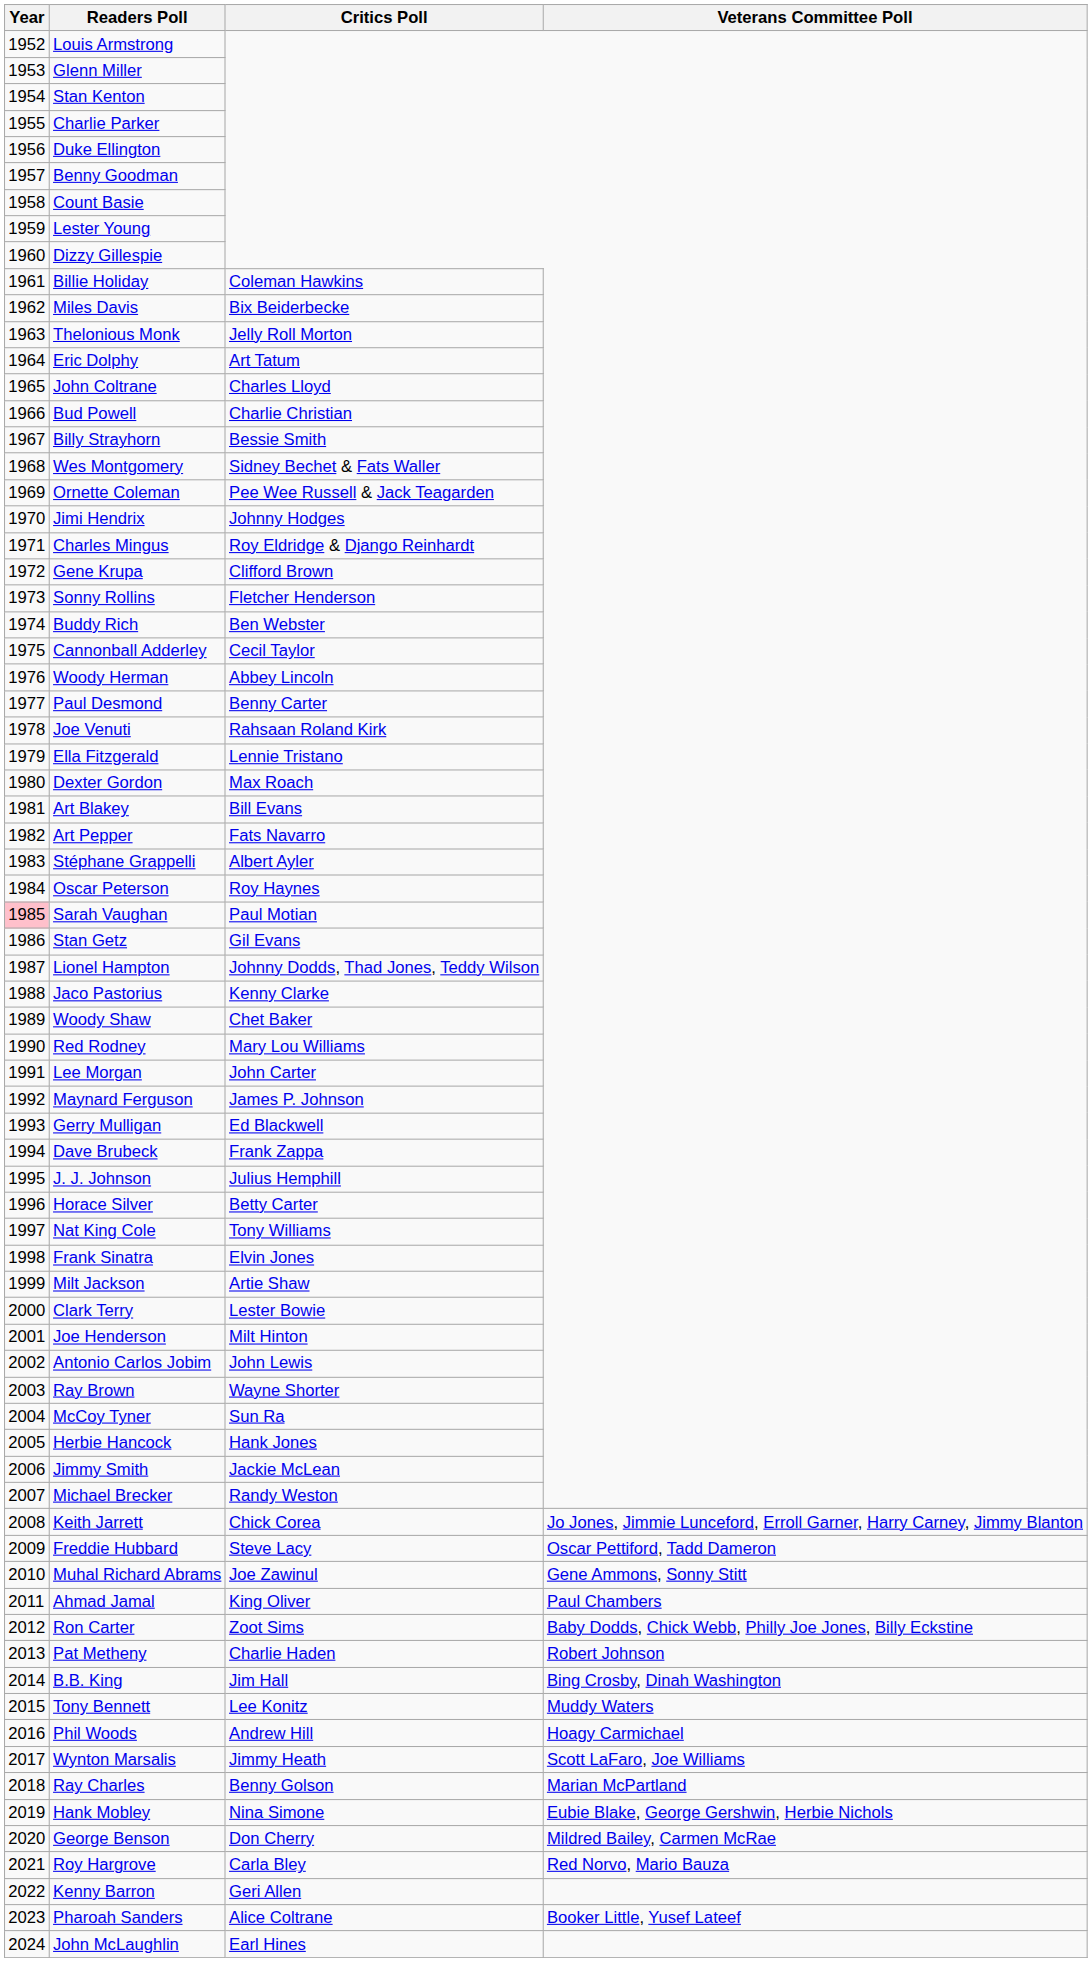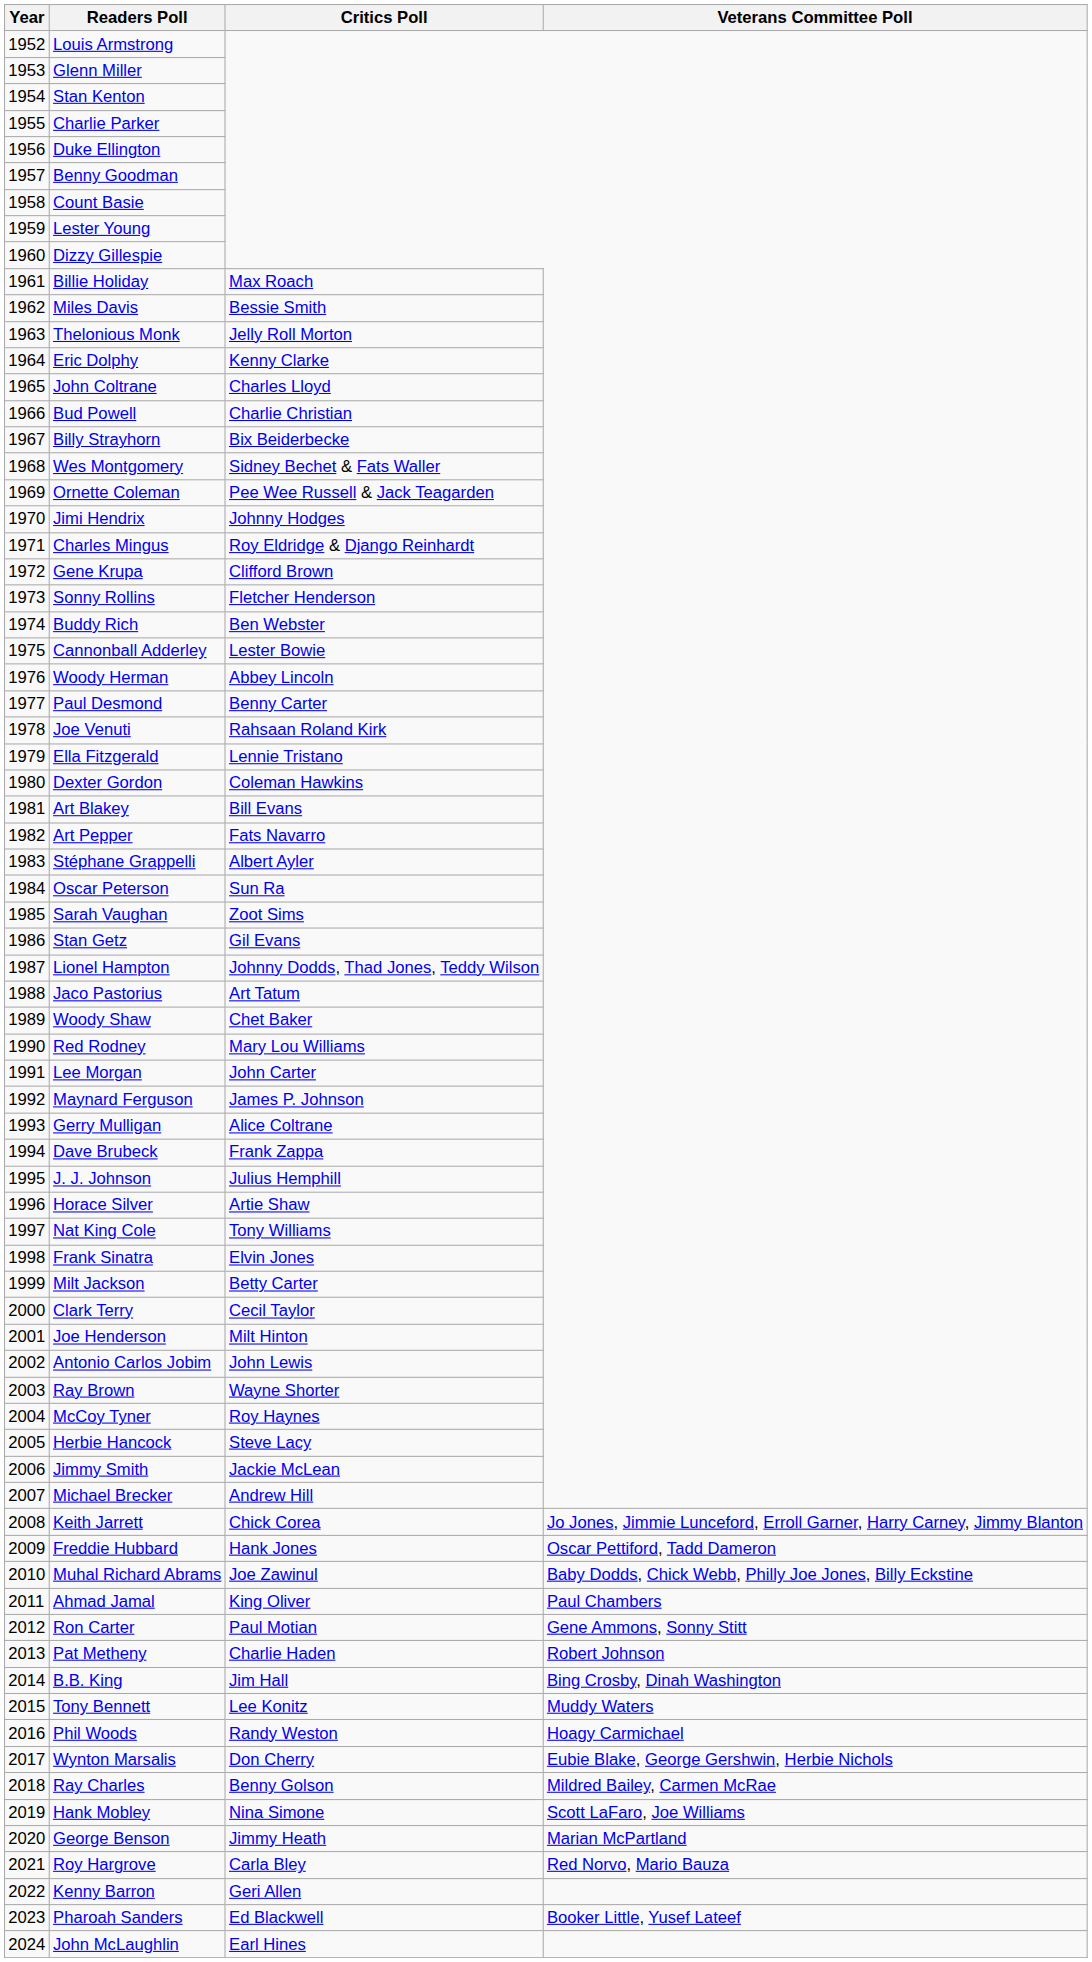(296, 281) Coleman Hawkins -> (271, 281) Max Roach
(289, 307) Bix Beiderbecke -> (278, 307) Bessie Smith
(264, 360) Art Tatum -> (279, 360) Kenny Clarke
(278, 439) Bessie Smith -> (289, 439) Bix Beiderbecke
(272, 651) Cecil Taylor -> (277, 651) Lester Bowie
(271, 783) Max Roach -> (296, 783) Coleman Hawkins
(274, 888) Roy Haynes -> (257, 888) Sun Ra
(27, 914) pink background -> (27, 914) no background
(273, 914) Paul Motian -> (266, 914) Zoot Sims
(279, 994) Kenny Clarke -> (264, 994) Art Tatum
(276, 1126) Ed Blackwell -> (281, 1126) Alice Coltrane
(273, 1205) Betty Carter -> (269, 1205) Artie Shaw
(269, 1284) Artie Shaw -> (273, 1284) Betty Carter
(277, 1310) Lester Bowie -> (272, 1310) Cecil Taylor
(257, 1416) Sun Ra -> (274, 1416) Roy Haynes
(273, 1442) Hank Jones -> (270, 1442) Steve Lacy
(283, 1495) Randy Weston -> (271, 1495) Andrew Hill
(270, 1548) Steve Lacy -> (273, 1548) Hank Jones
(647, 1574) Gene Ammons, Sonny Stitt -> (760, 1574) Baby Dodds, Chick Webb, Philly Joe Jones, Billy Eckstine
(266, 1627) Zoot Sims -> (273, 1627) Paul Motian
(760, 1627) Baby Dodds, Chick Webb, Philly Joe Jones, Billy Eckstine -> (647, 1627) Gene Ammons, Sonny Stitt
(271, 1733) Andrew Hill -> (283, 1733) Randy Weston
(278, 1759) Jimmy Heath -> (272, 1759) Don Cherry
(646, 1759) Scott LaFaro, Joe Williams -> (720, 1759) Eubie Blake, George Gershwin, Herbie Nichols
(617, 1785) Marian McPartland -> (661, 1785) Mildred Bailey, Carmen McRae
(720, 1812) Eubie Blake, George Gershwin, Herbie Nichols -> (646, 1812) Scott LaFaro, Joe Williams
(272, 1838) Don Cherry -> (278, 1838) Jimmy Heath
(661, 1838) Mildred Bailey, Carmen McRae -> (617, 1838) Marian McPartland
(281, 1917) Alice Coltrane -> (276, 1917) Ed Blackwell
